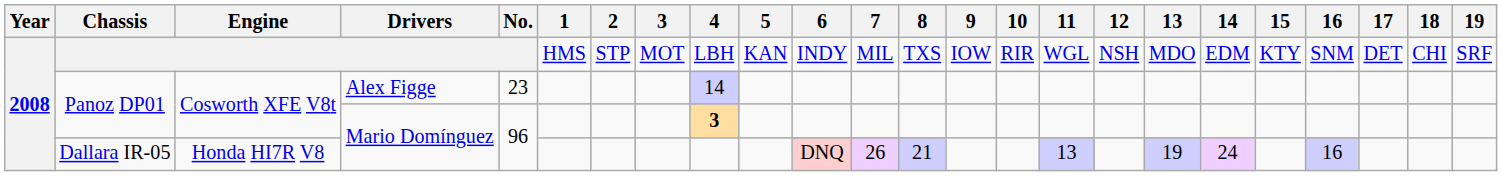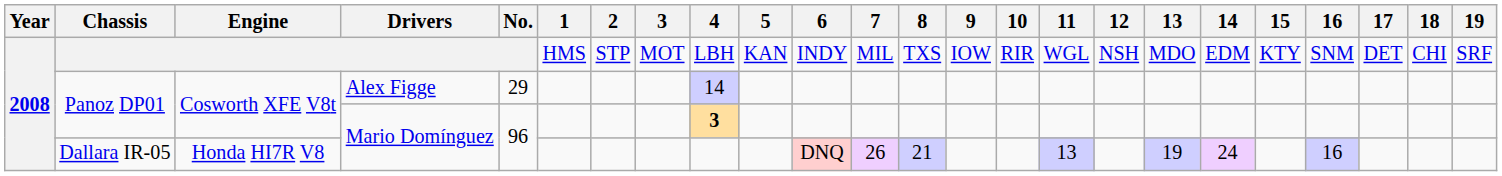(518, 87) 23 -> (518, 87) 29
